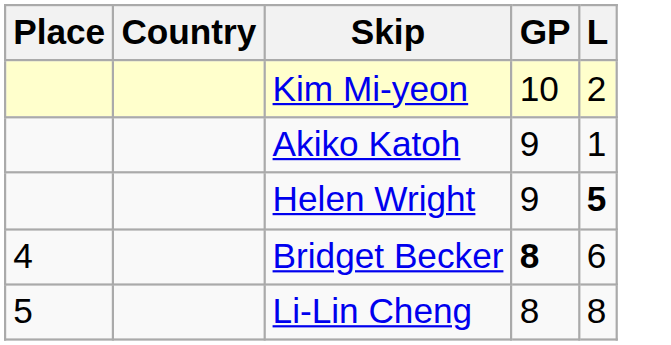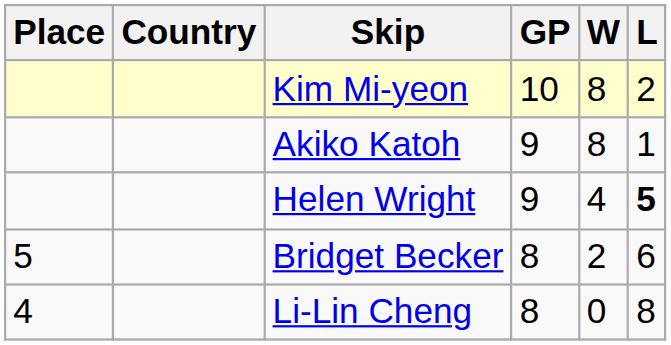+ column: (603, 32)
(23, 255) 4 -> (23, 255) 5
(529, 255) bold -> (529, 255) normal
(23, 311) 5 -> (23, 311) 4
